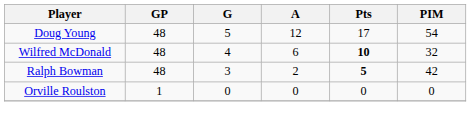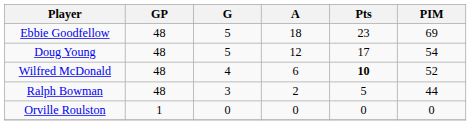+ row: (65, 33)
(432, 52) 32 -> (432, 71) 52
(364, 71) bold -> (364, 91) normal
(432, 71) 42 -> (432, 91) 44
